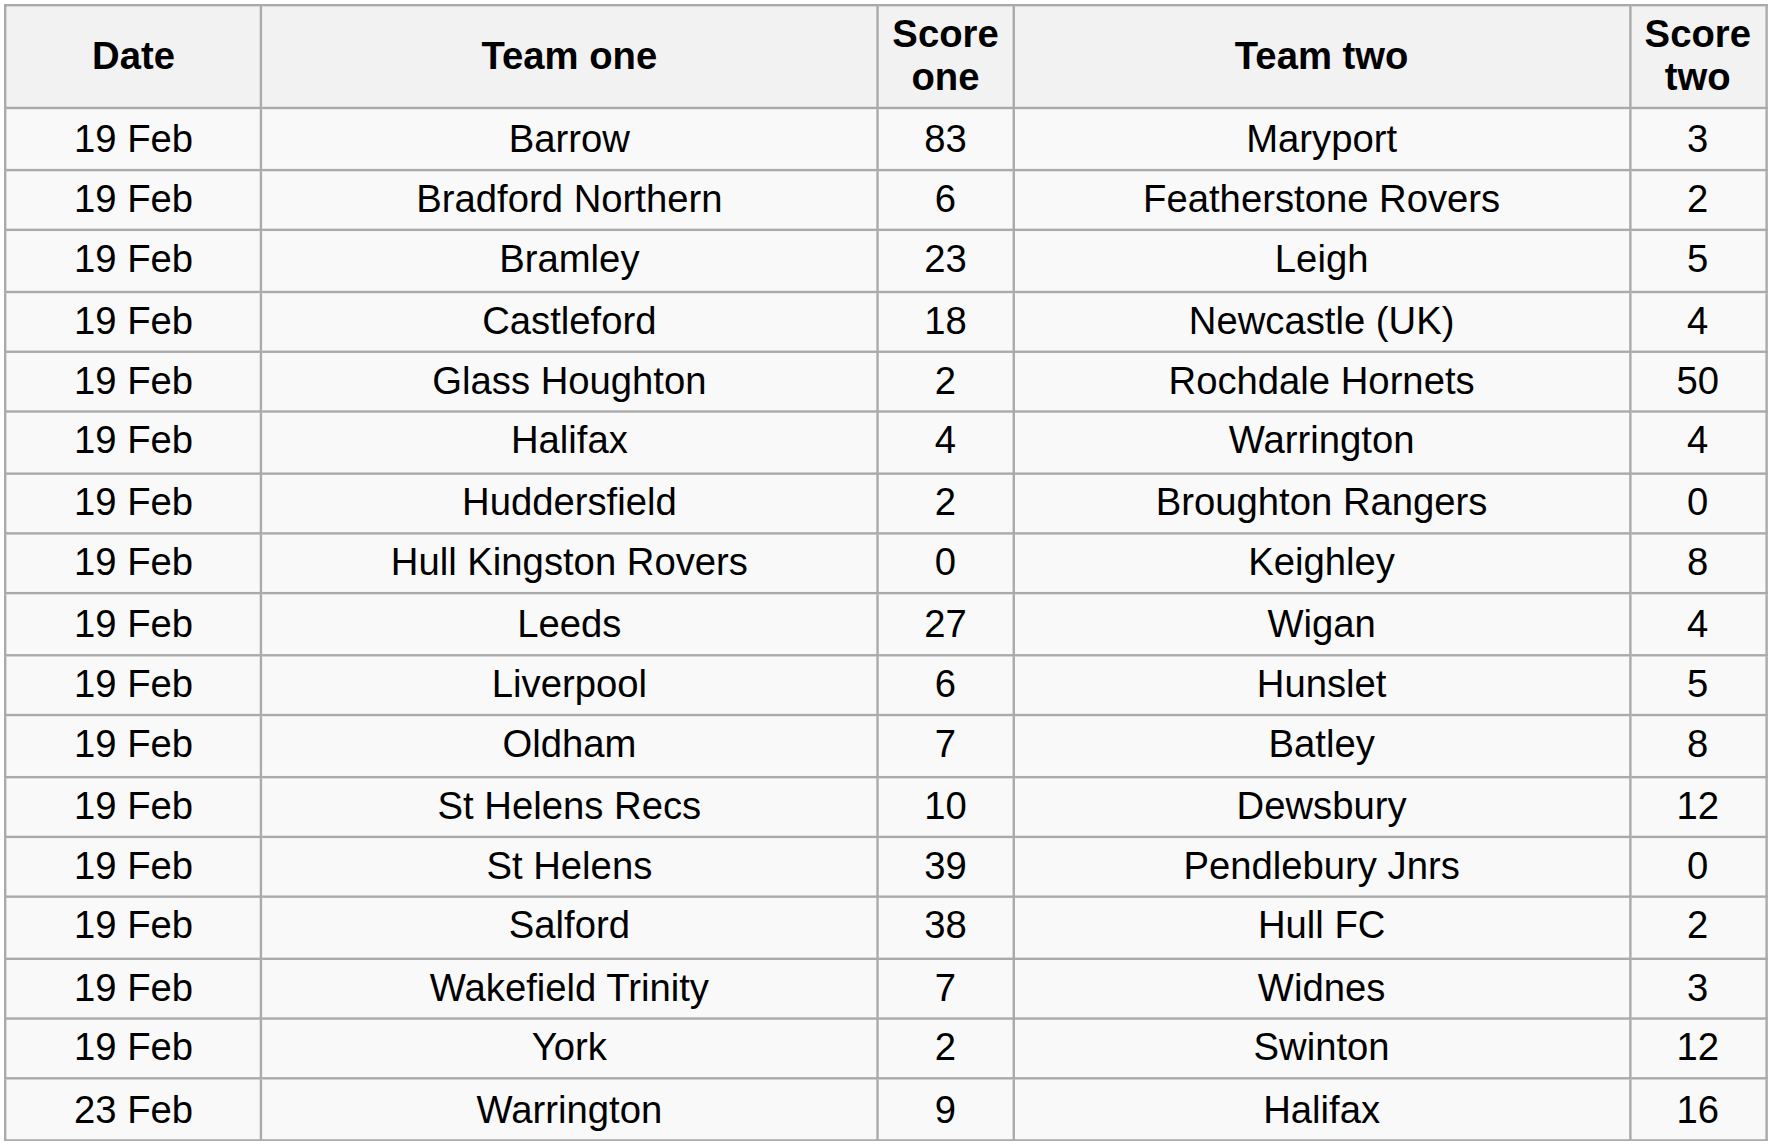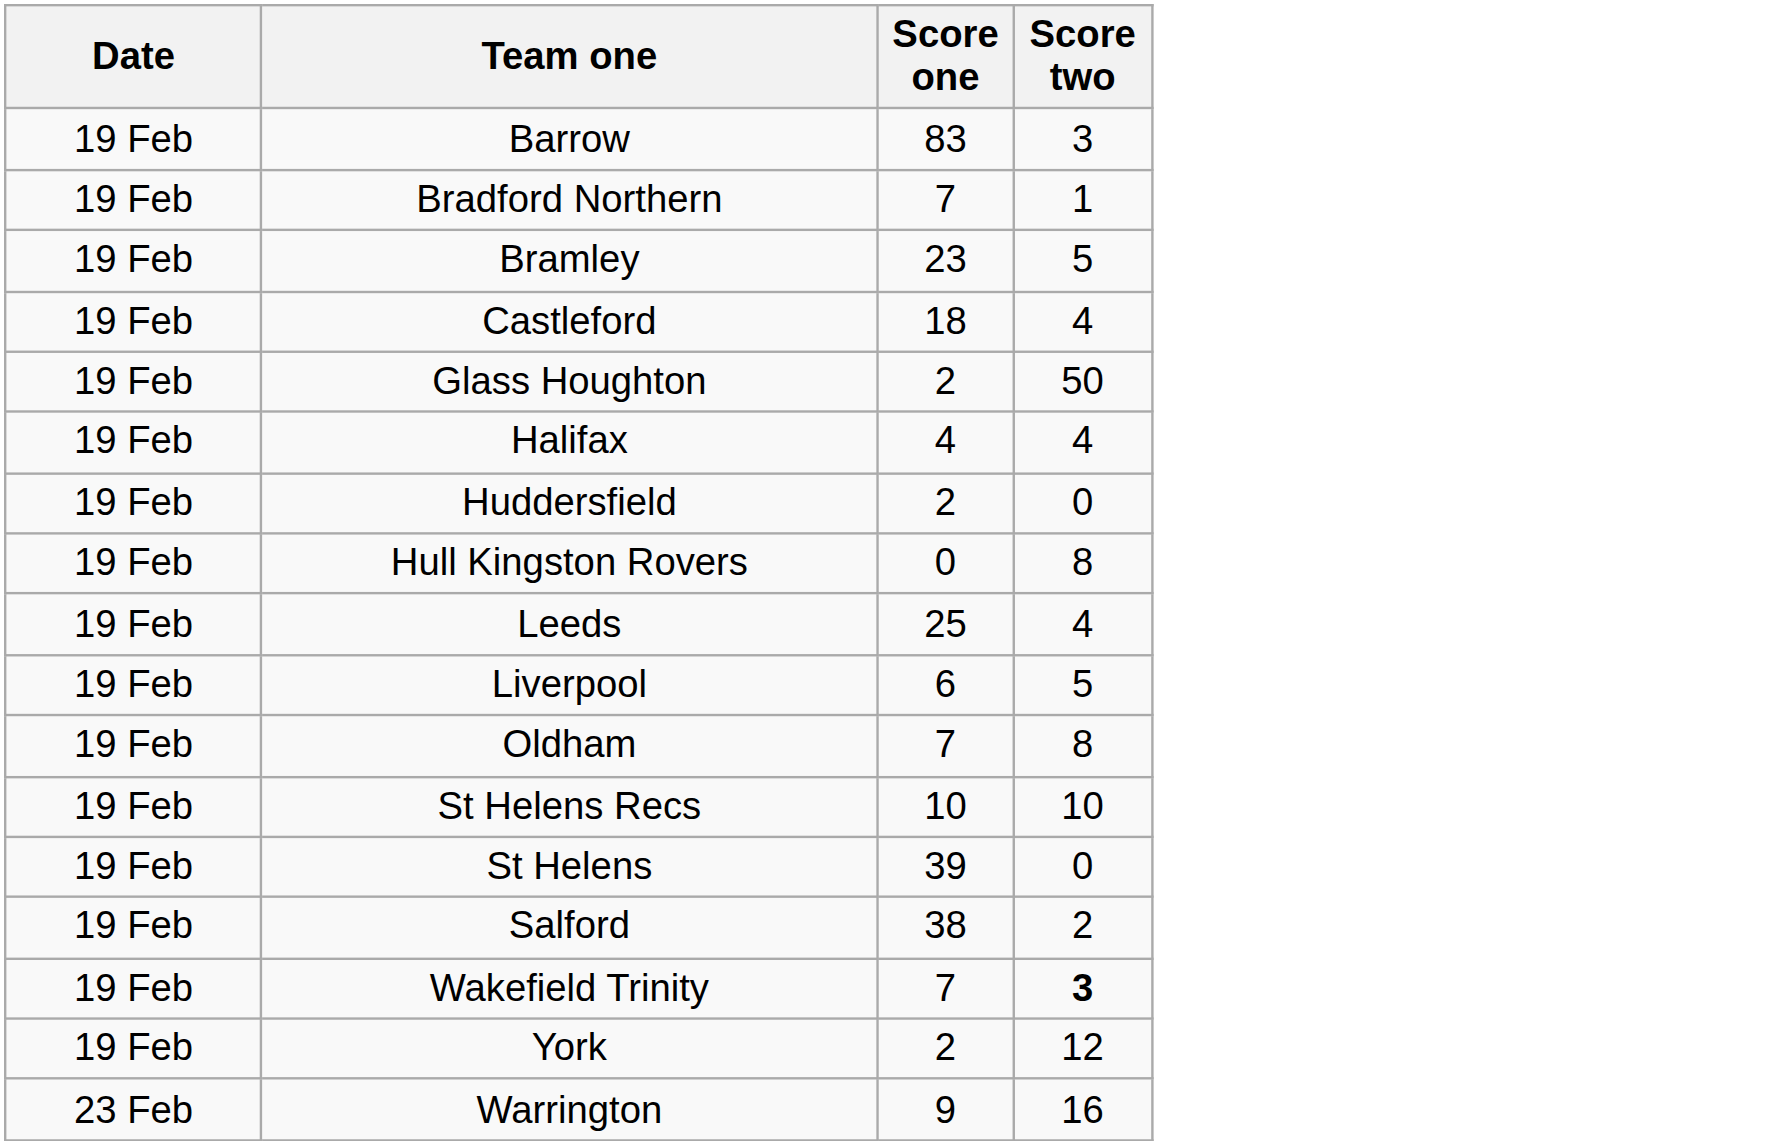- column: (1322, 56)
(946, 199) 6 -> (946, 199) 7
(1698, 199) 2 -> (1083, 199) 1
(945, 623) 27 -> (945, 623) 25
(1698, 805) 12 -> (1083, 805) 10
(1698, 987) normal -> (1083, 987) bold
